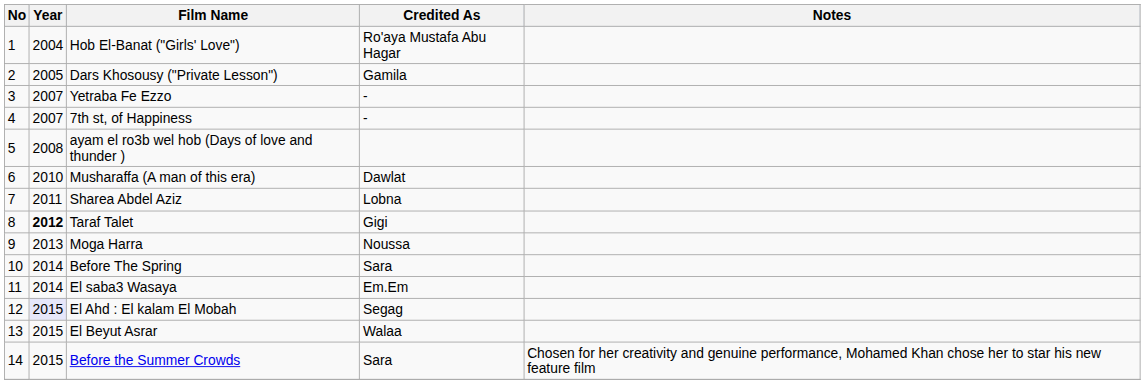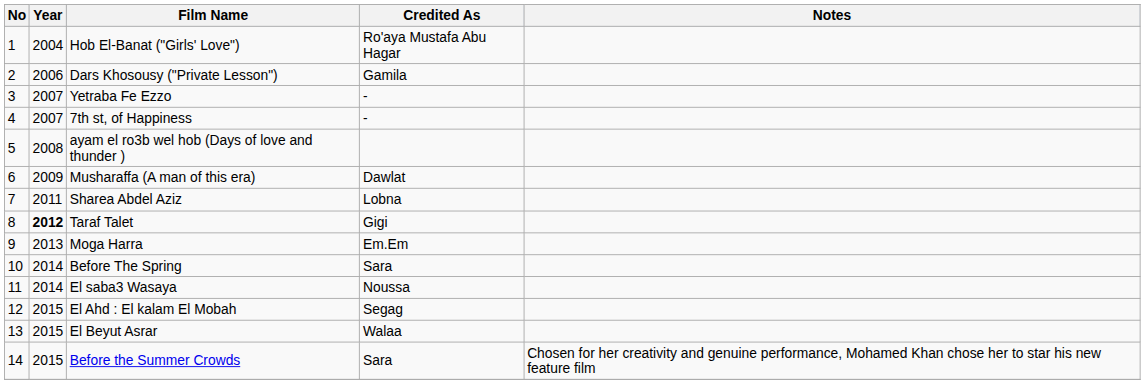(48, 75) 2005 -> (48, 75) 2006
(48, 178) 2010 -> (48, 178) 2009
(386, 244) Noussa -> (386, 244) Em.Em
(386, 287) Em.Em -> (386, 287) Noussa
(48, 309) lavender background -> (48, 309) no background
